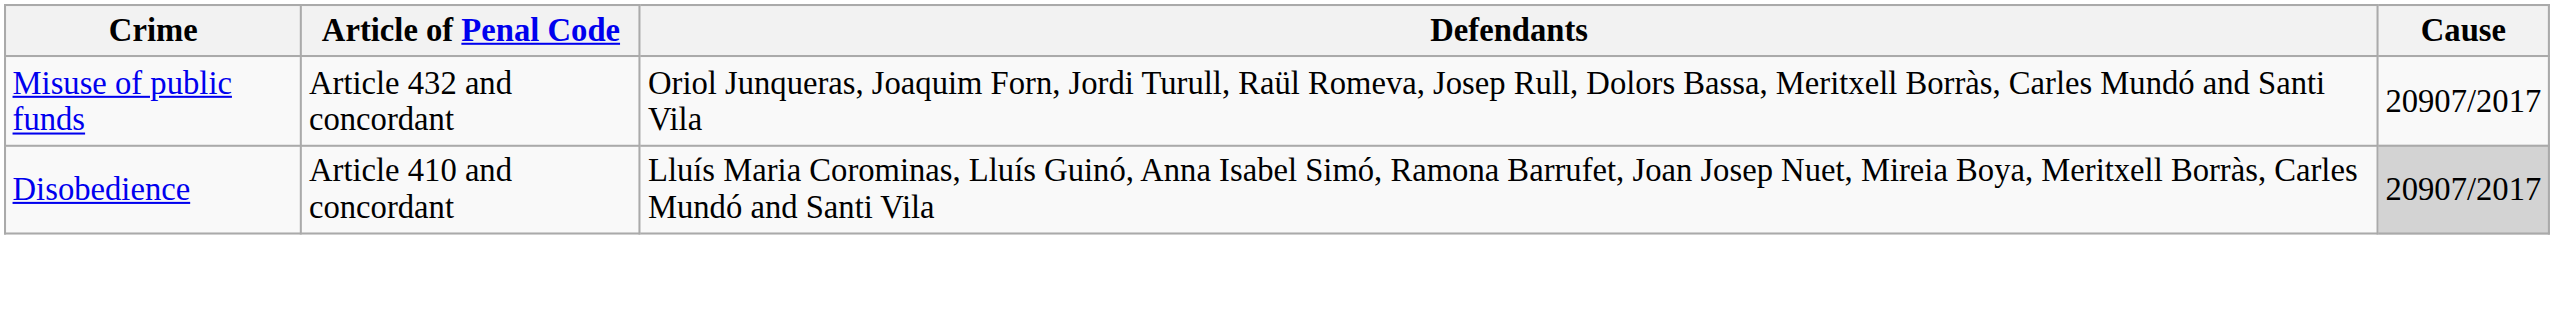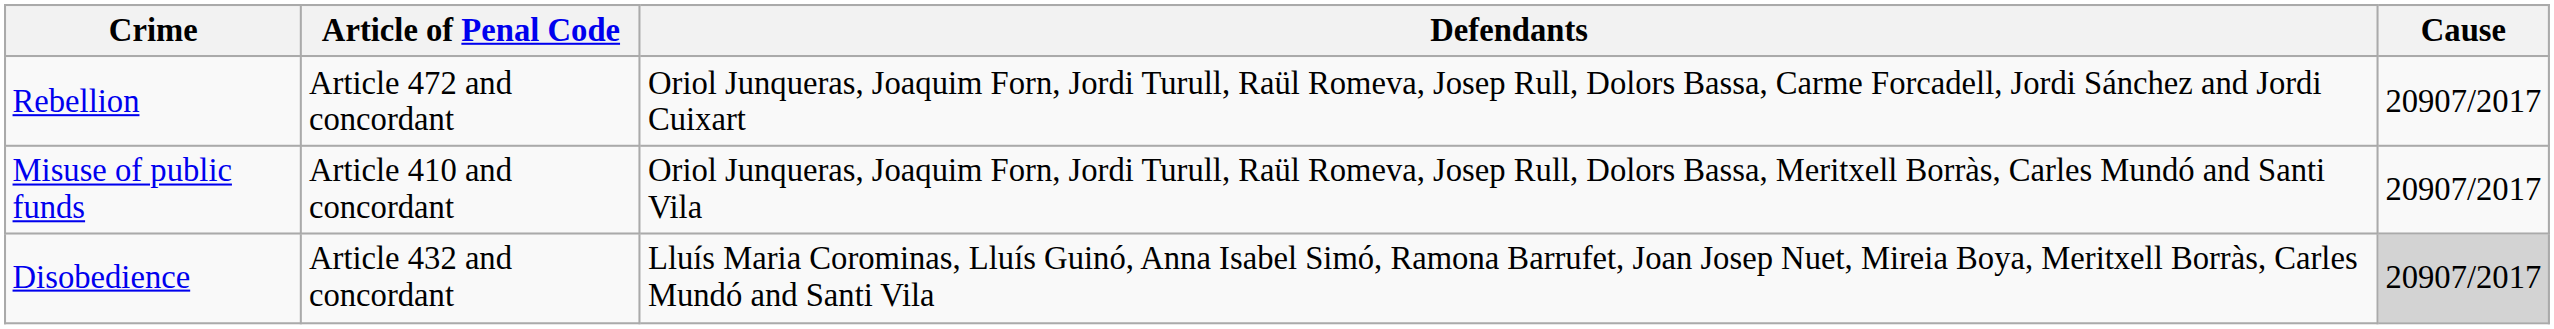+ row: (76, 100)
(411, 100) Article 432 and concordant -> (411, 188) Article 410 and concordant
(411, 188) Article 410 and concordant -> (411, 277) Article 432 and concordant
